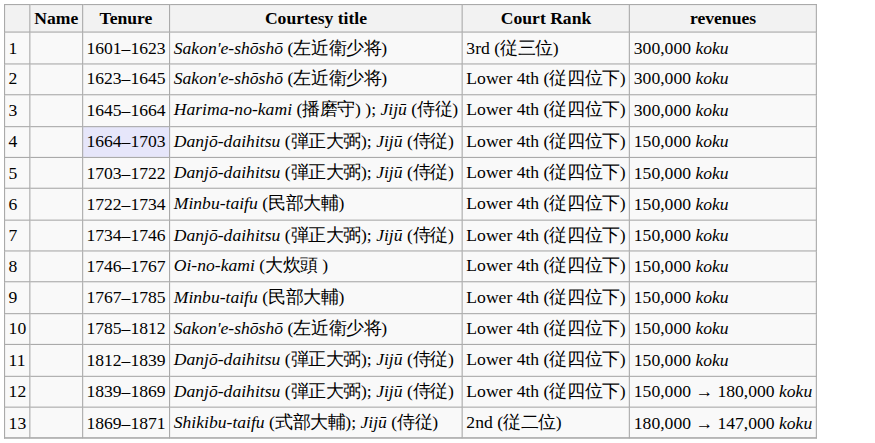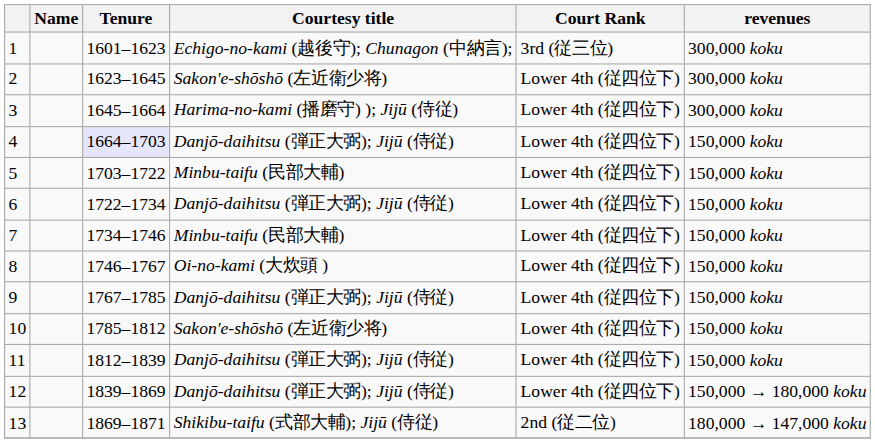(280, 47) Sakon'e-shōshō (左近衛少将) -> (343, 47) Echigo-no-kami (越後守); Chunagon (中納言);
(314, 172) Danjō-daihitsu (弾正大弼); Jijū (侍従) -> (259, 172) Minbu-taifu (民部大輔)
(259, 203) Minbu-taifu (民部大輔) -> (314, 203) Danjō-daihitsu (弾正大弼); Jijū (侍従)
(314, 234) Danjō-daihitsu (弾正大弼); Jijū (侍従) -> (259, 234) Minbu-taifu (民部大輔)
(259, 297) Minbu-taifu (民部大輔) -> (314, 297) Danjō-daihitsu (弾正大弼); Jijū (侍従)
